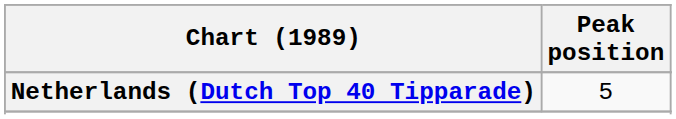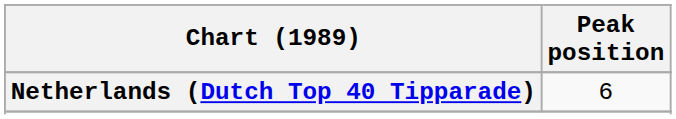(606, 92) 5 -> (606, 92) 6
